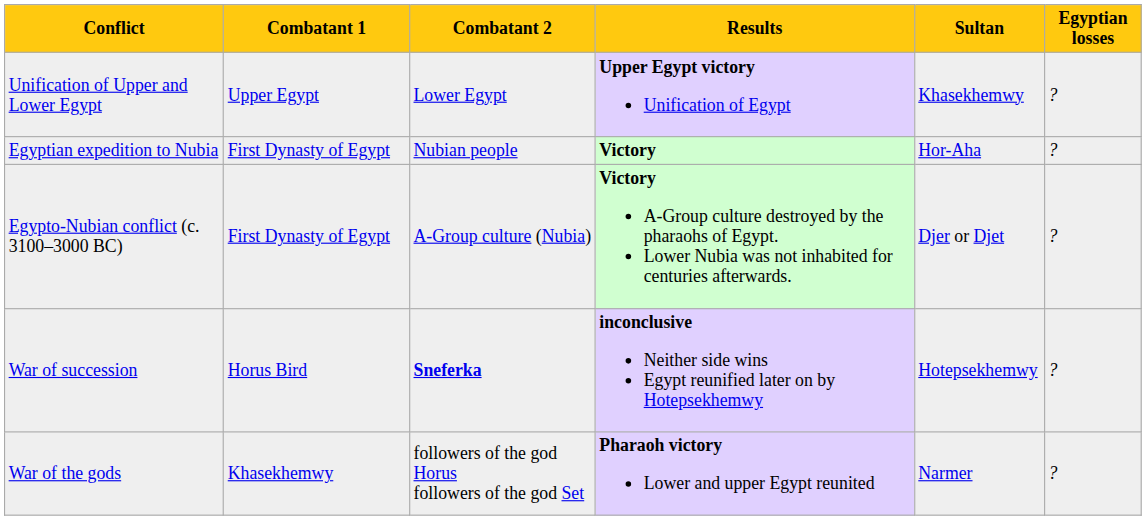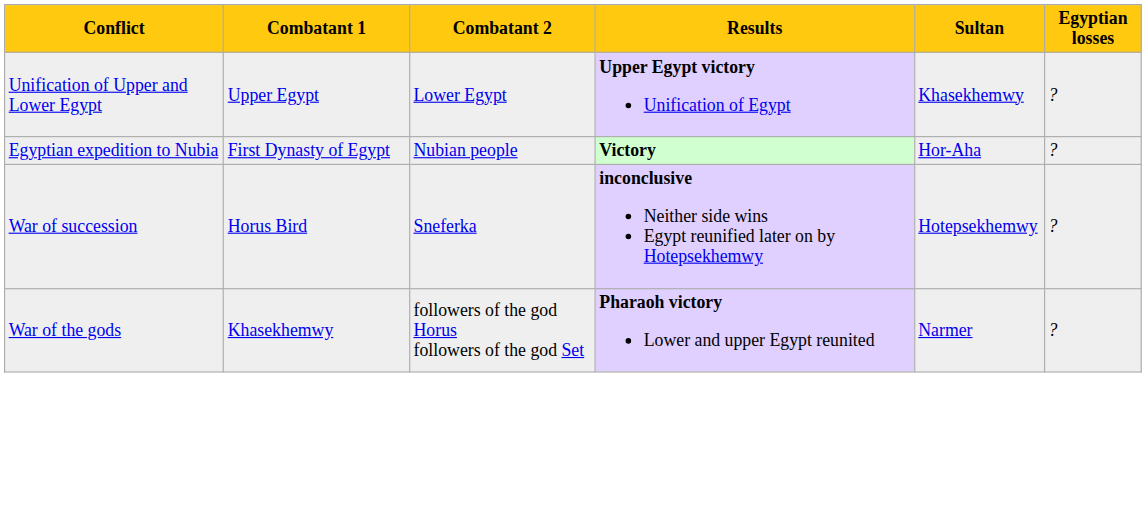- row: (104, 236)
(448, 369) bold -> (445, 226) normal
